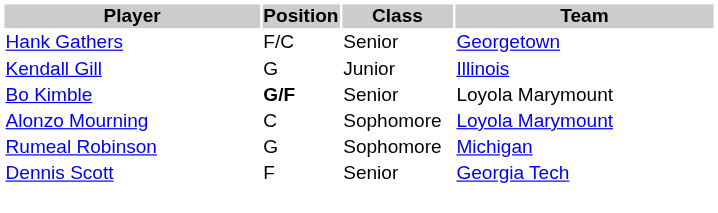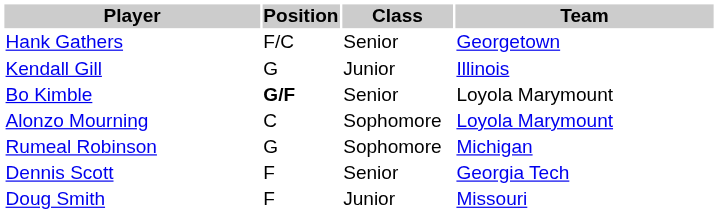+ row: (55, 199)
